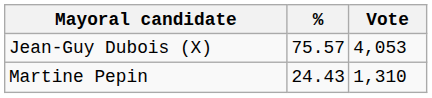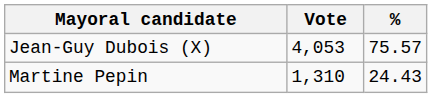columns swapped: (388, 19) <-> (318, 19)
